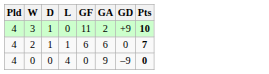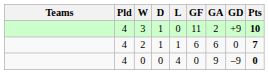+ column: (59, 12)
